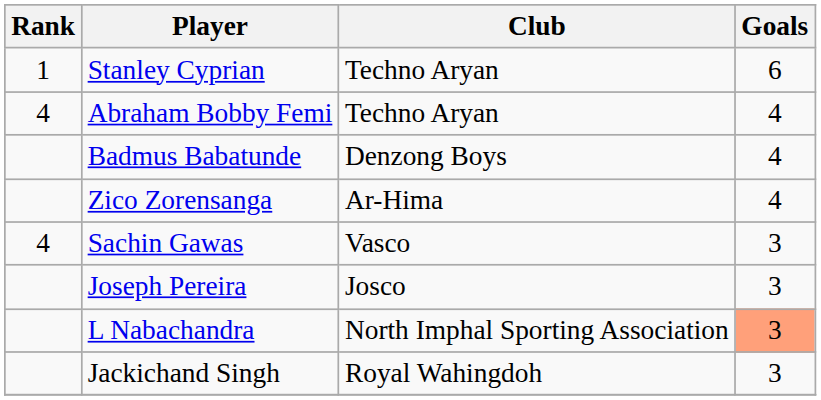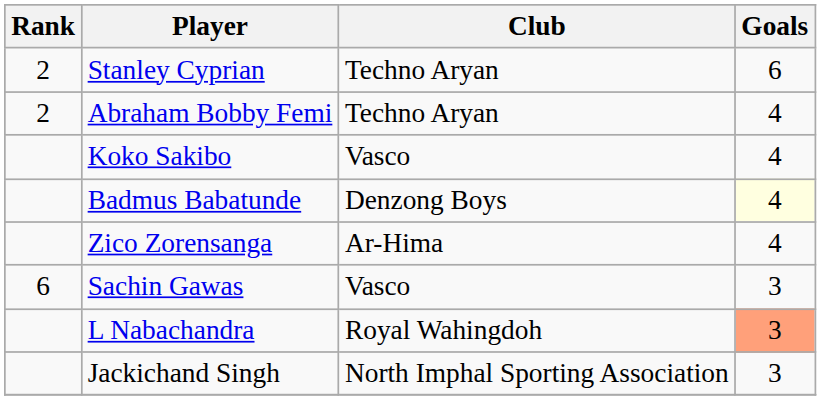(43, 69) 1 -> (43, 69) 2
(43, 112) 4 -> (43, 112) 2
+ row: (159, 156)
(775, 156) no background -> (775, 199) lightyellow background
(43, 243) 4 -> (43, 286) 6
- row: (167, 286)
(537, 329) North Imphal Sporting Association -> (444, 329) Royal Wahingdoh
(444, 373) Royal Wahingdoh -> (537, 373) North Imphal Sporting Association
